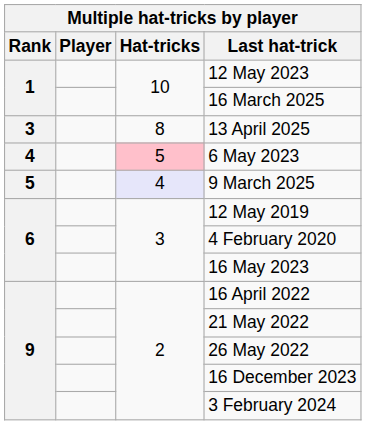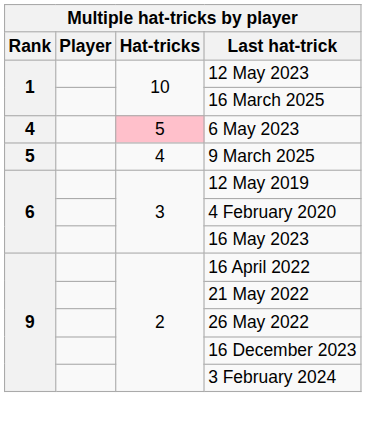- row: (259, 128)
(160, 184) lavender background -> (160, 156) no background
